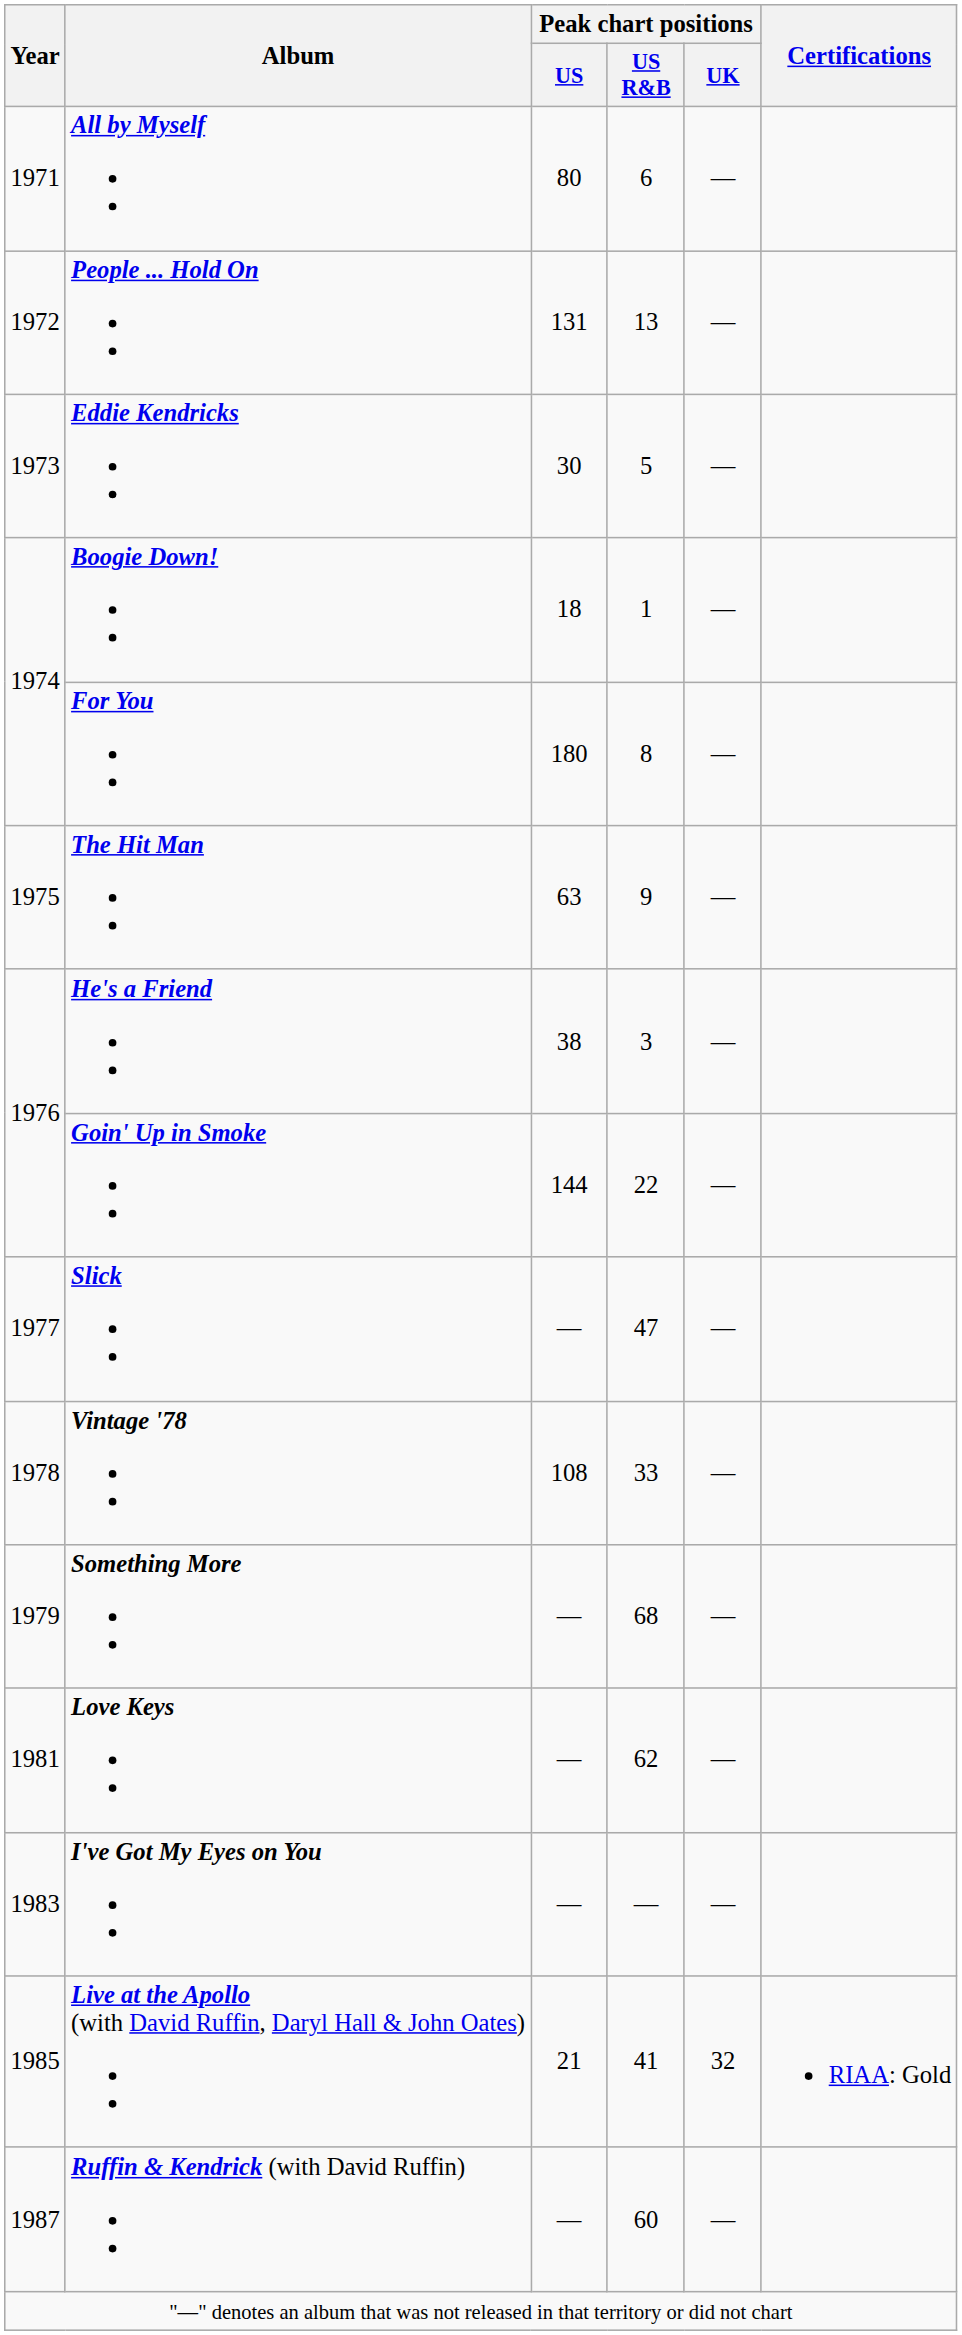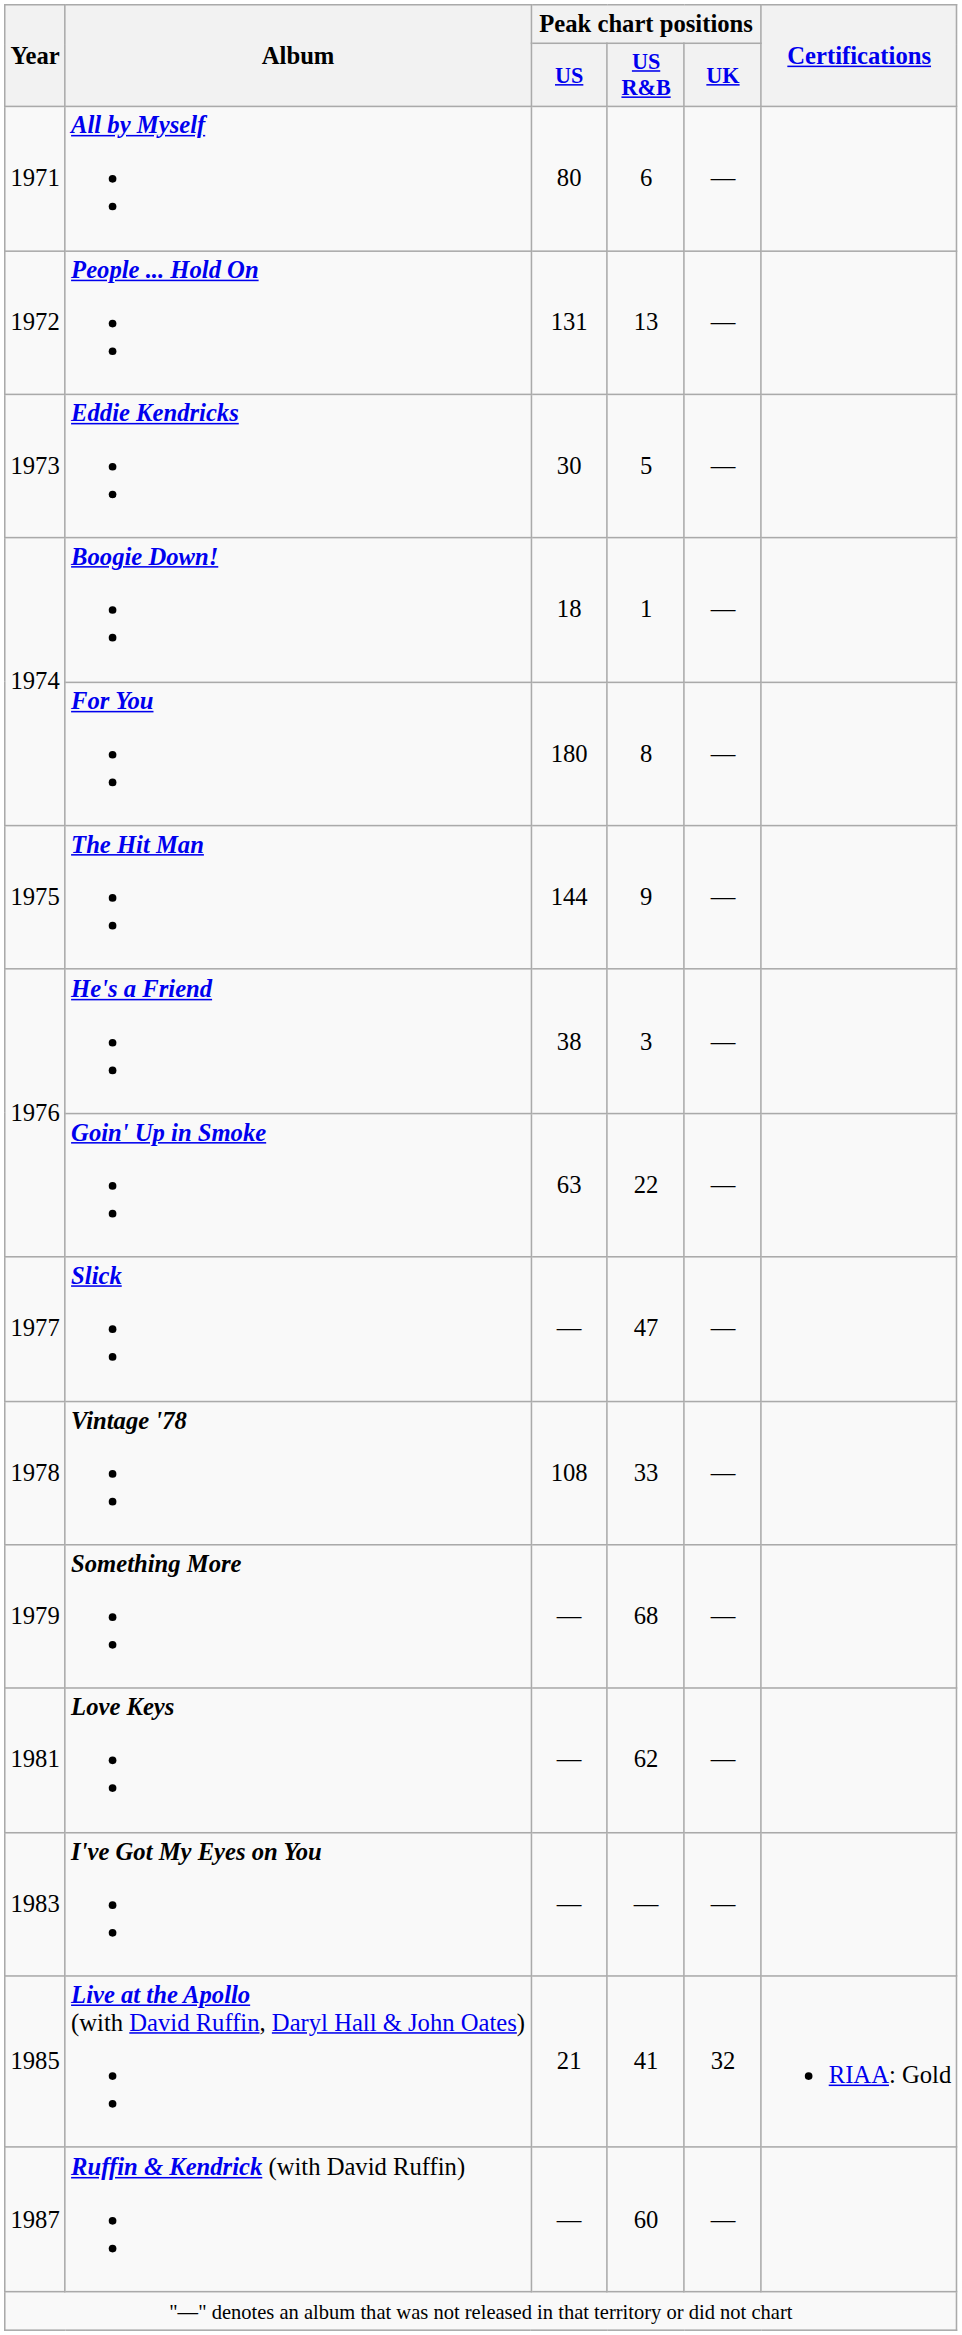(569, 897) 63 -> (569, 897) 144
(569, 1184) 144 -> (569, 1184) 63
